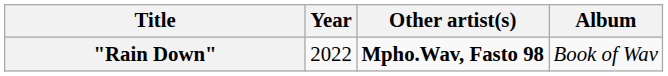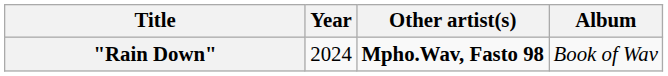(331, 53) 2022 -> (331, 53) 2024
